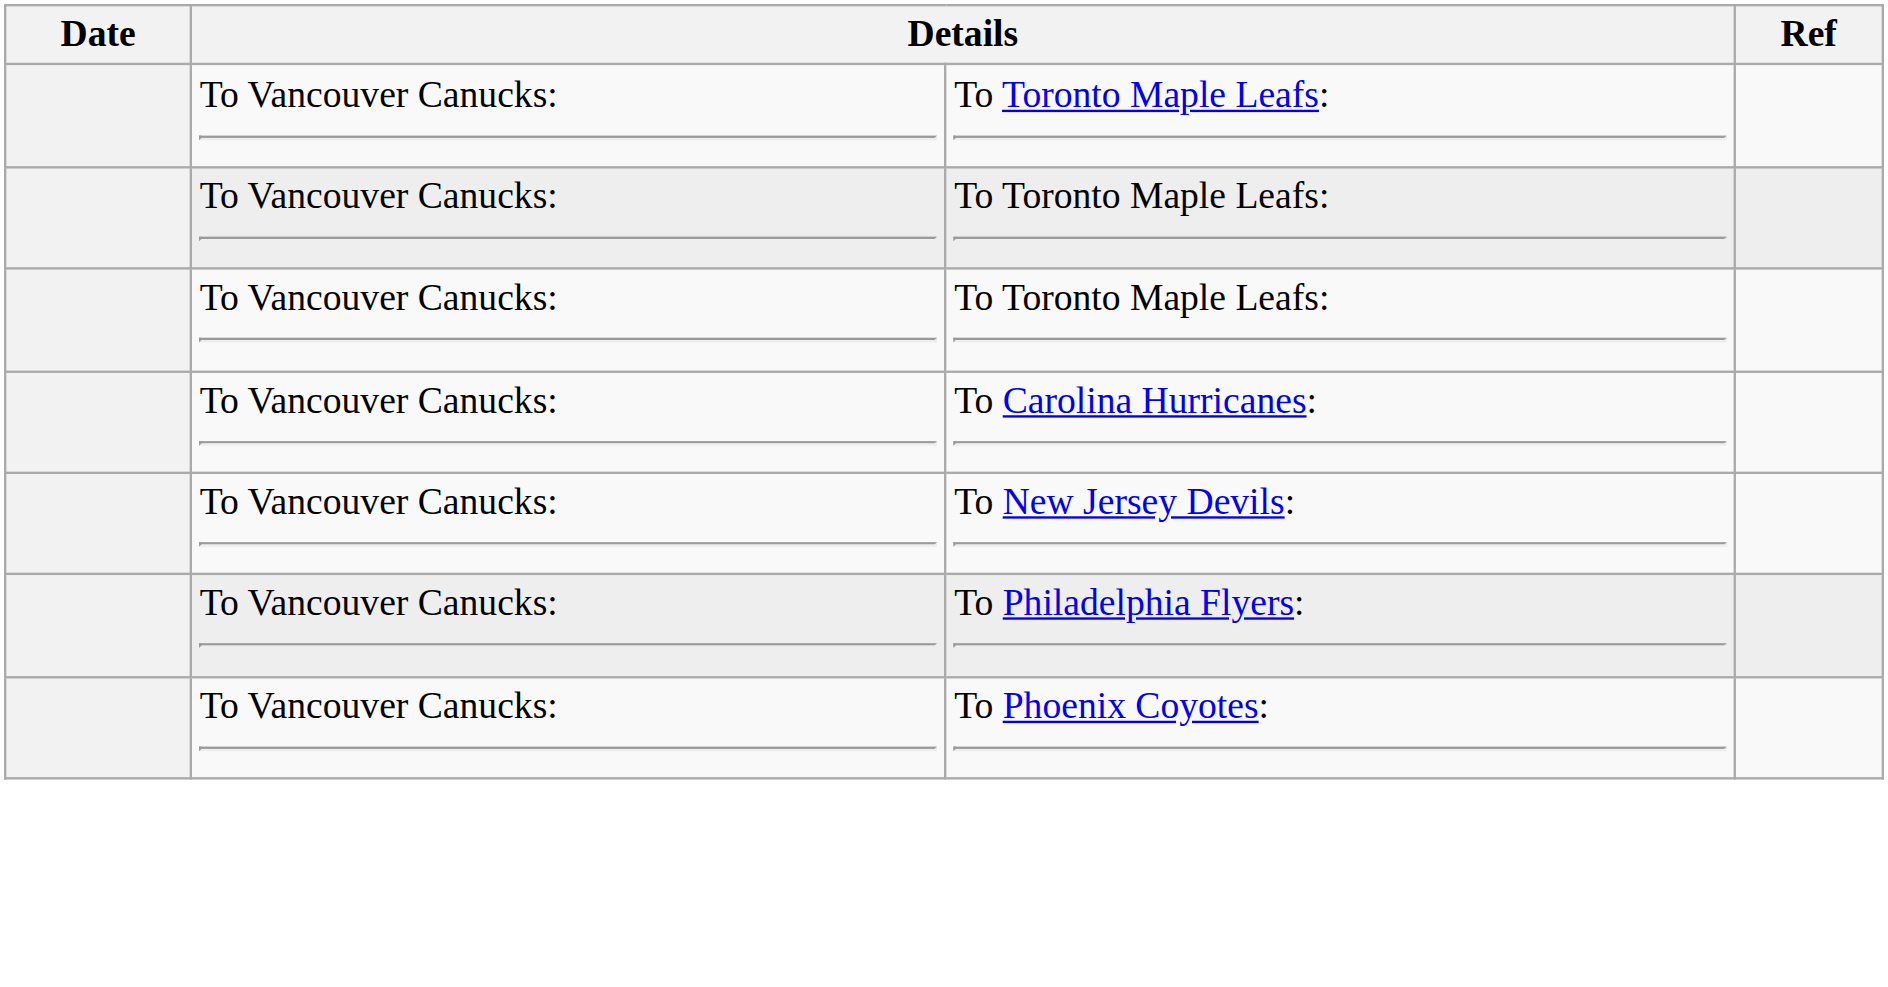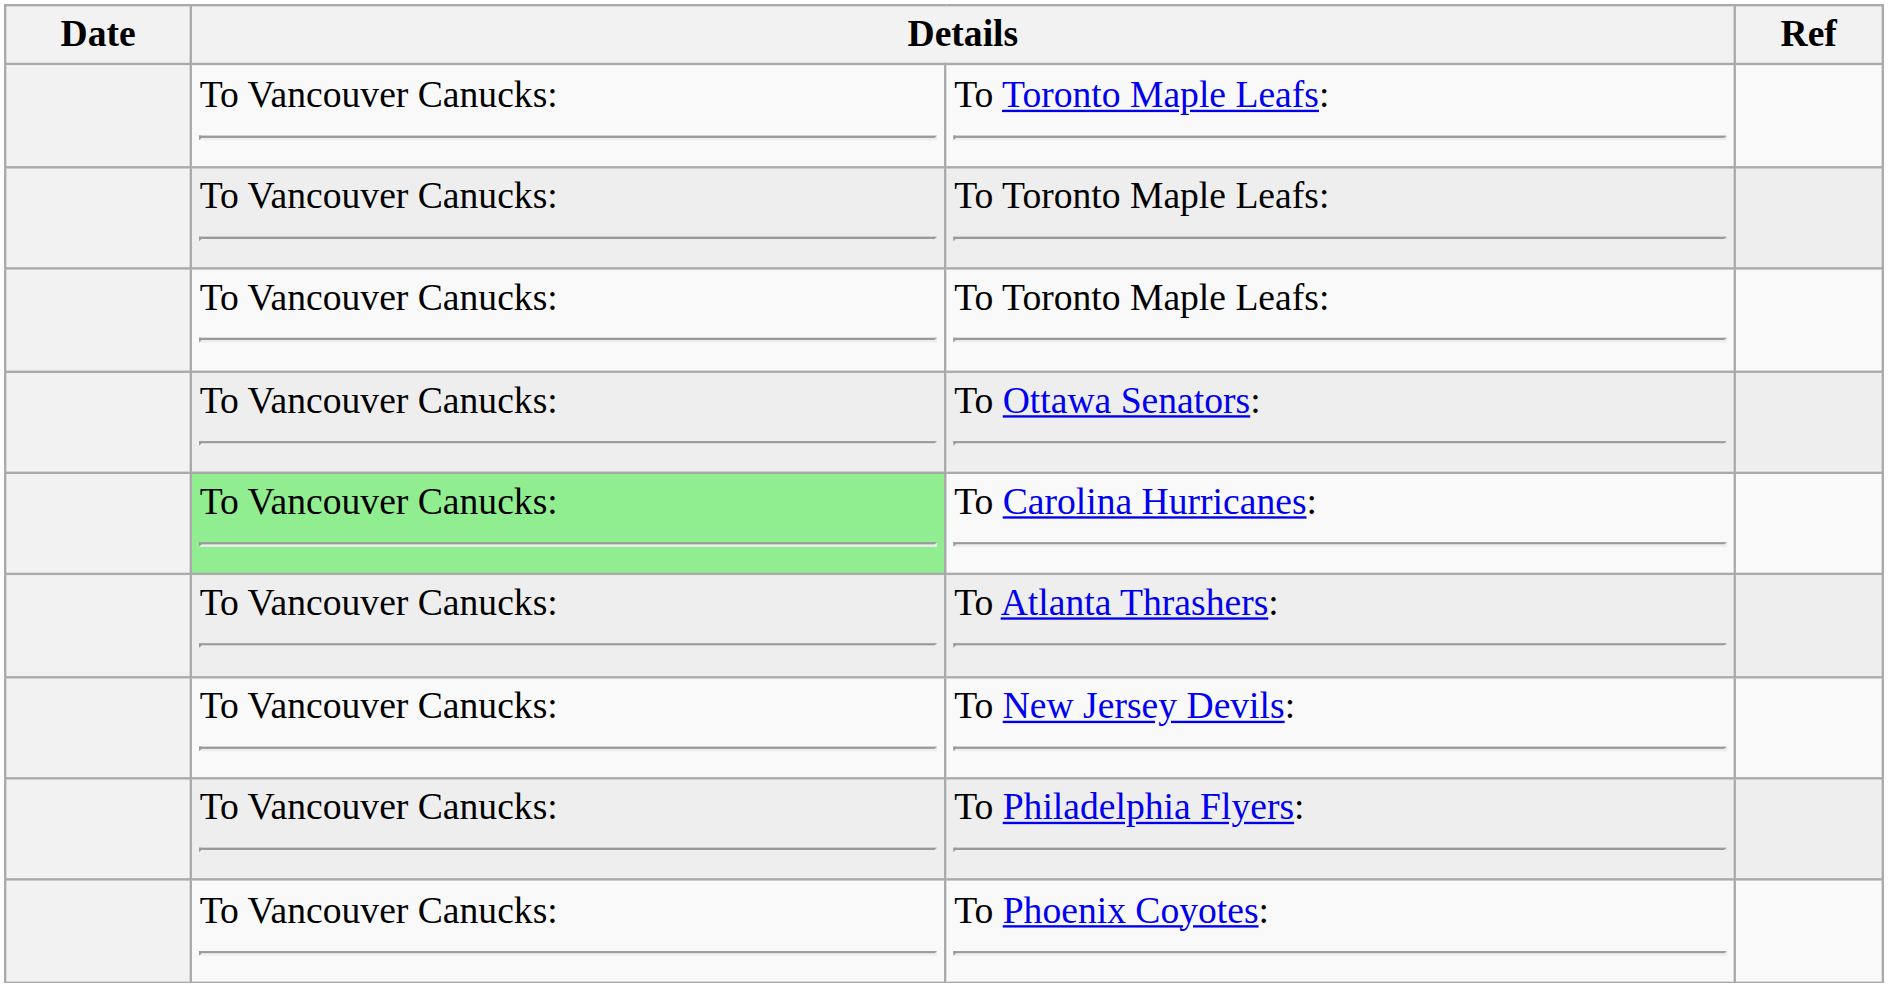+ row: (98, 422)
(568, 412) no background -> (568, 514) lightgreen background
+ row: (98, 625)
